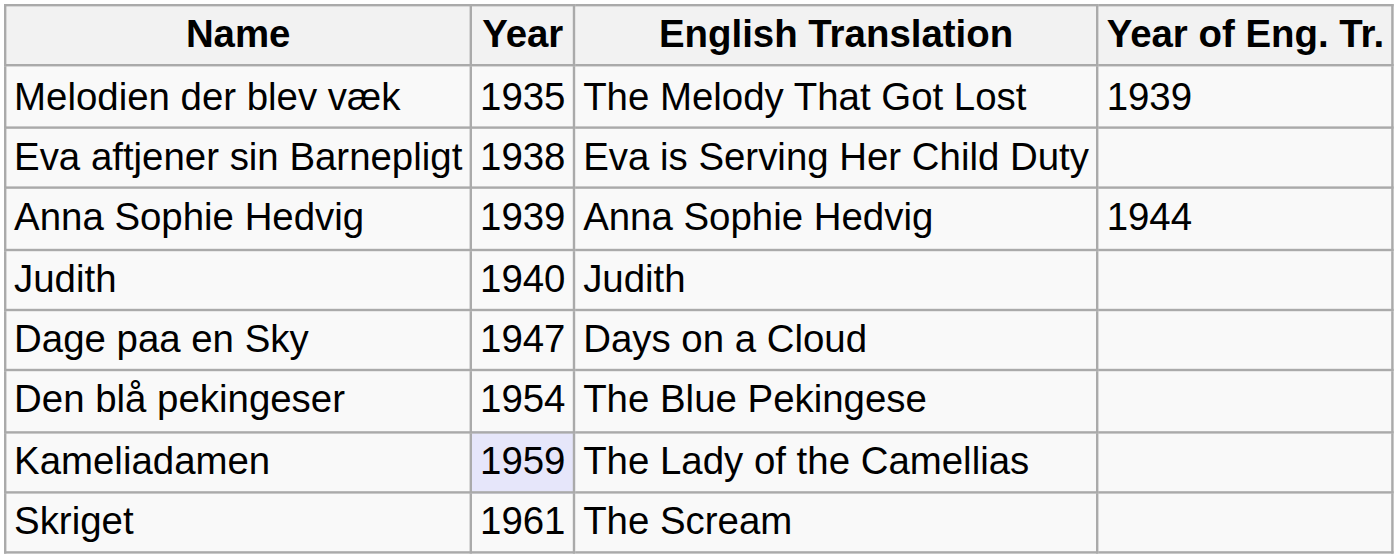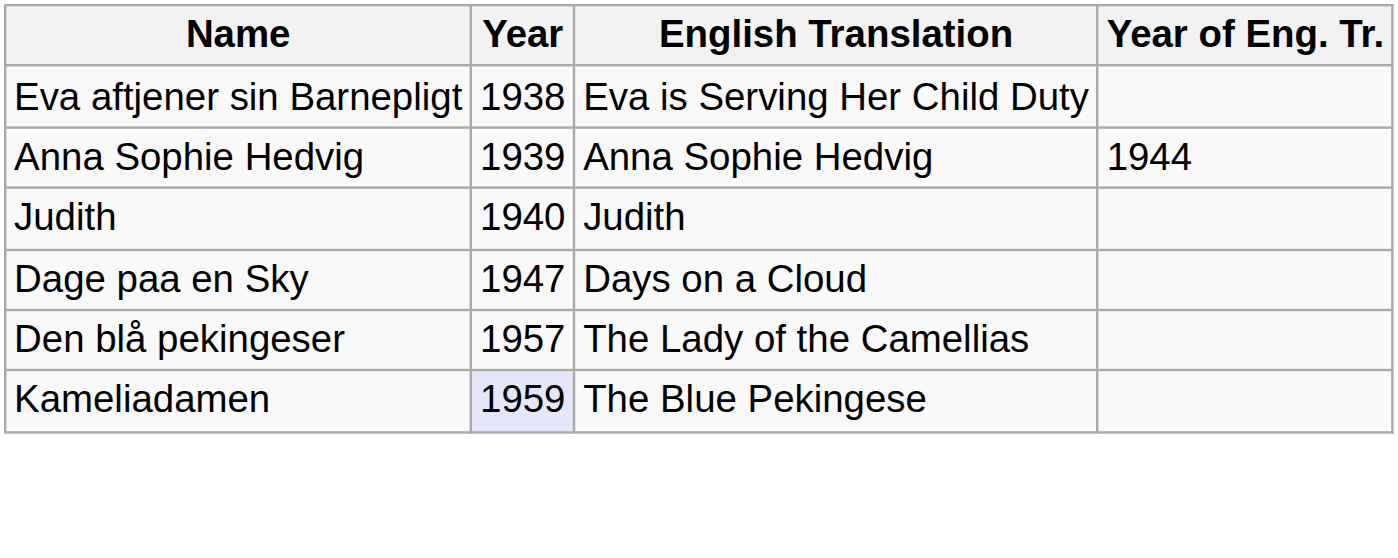- row: (207, 95)
(523, 400) 1954 -> (523, 339) 1957
(755, 400) The Blue Pekingese -> (806, 339) The Lady of the Camellias
(806, 461) The Lady of the Camellias -> (755, 400) The Blue Pekingese
- row: (74, 522)
